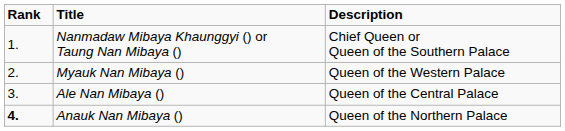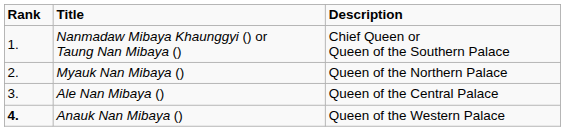(417, 72) Queen of the Western Palace -> (418, 72) Queen of the Northern Palace
(418, 115) Queen of the Northern Palace -> (417, 115) Queen of the Western Palace
